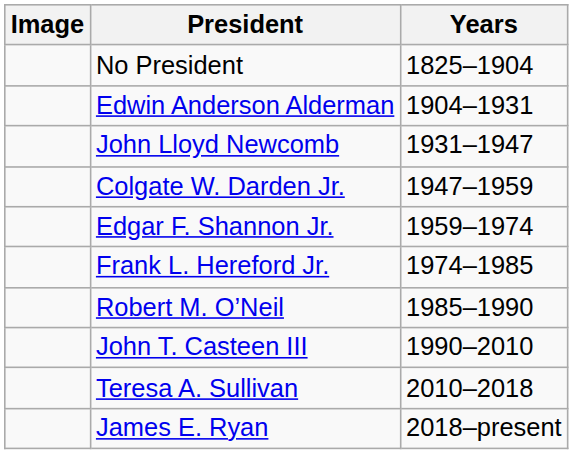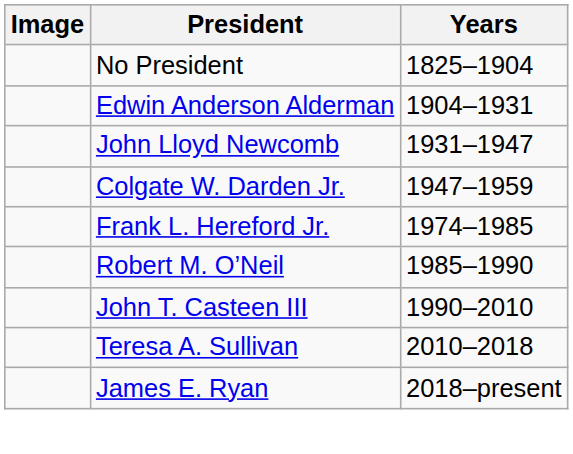- row: (215, 226)
